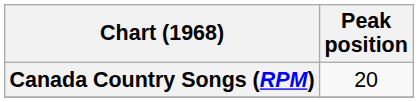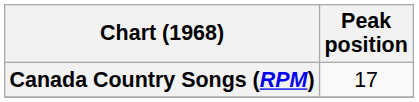(366, 79) 20 -> (366, 79) 17
